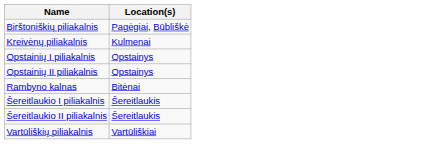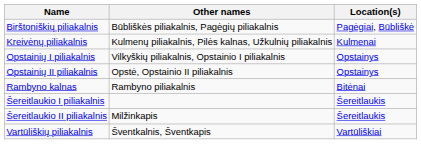+ column: (222, 12)
